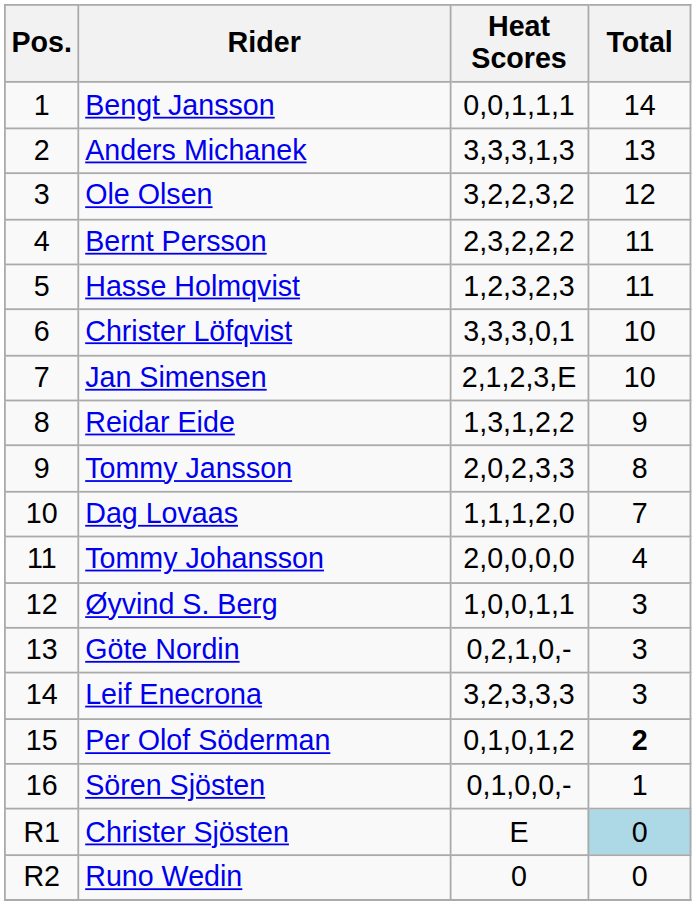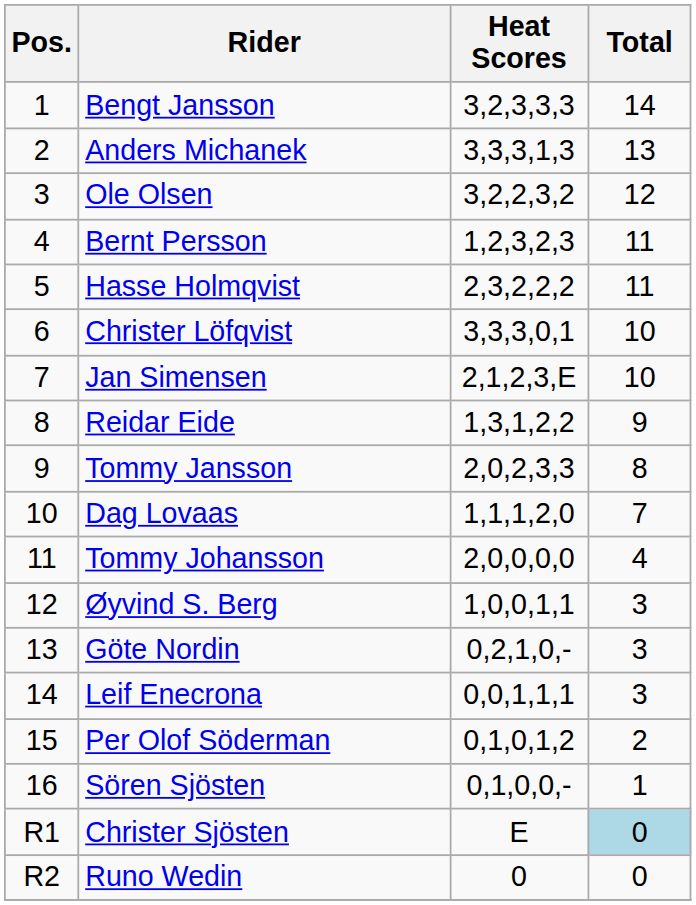(519, 104) 0,0,1,1,1 -> (519, 104) 3,2,3,3,3
(519, 241) 2,3,2,2,2 -> (519, 241) 1,2,3,2,3
(519, 286) 1,2,3,2,3 -> (519, 286) 2,3,2,2,2
(519, 695) 3,2,3,3,3 -> (519, 695) 0,0,1,1,1
(640, 740) bold -> (640, 740) normal
